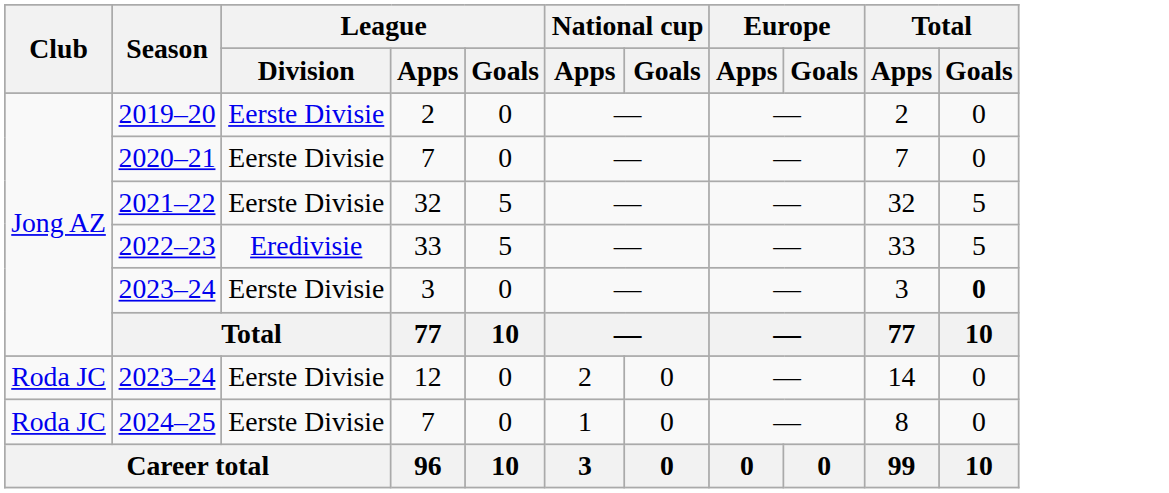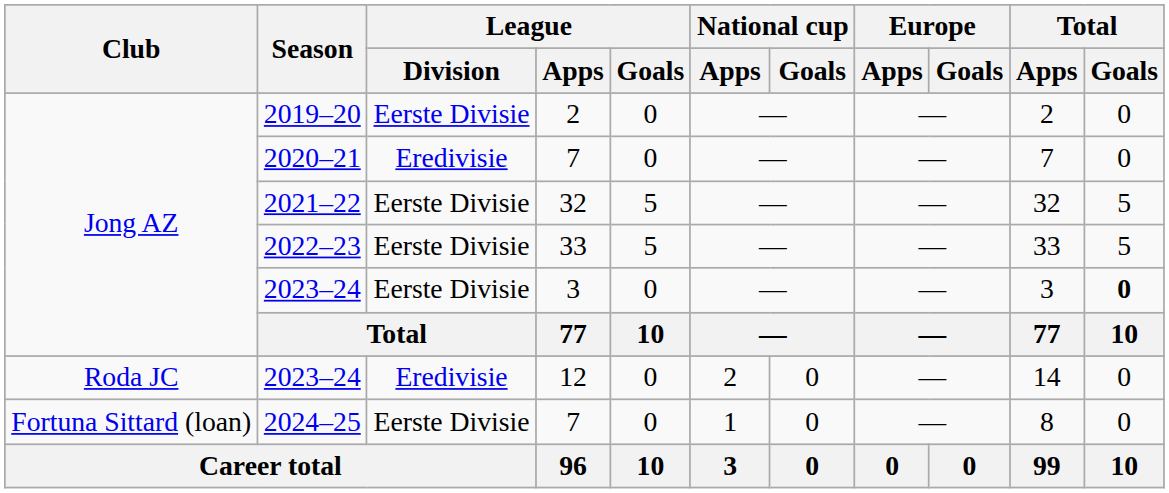(306, 158) Eerste Divisie -> (452, 158) Eredivisie
(306, 245) Eredivisie -> (452, 245) Eerste Divisie
(306, 377) Eerste Divisie -> (452, 377) Eredivisie
(59, 421) Roda JC -> (131, 421) Fortuna Sittard (loan)
